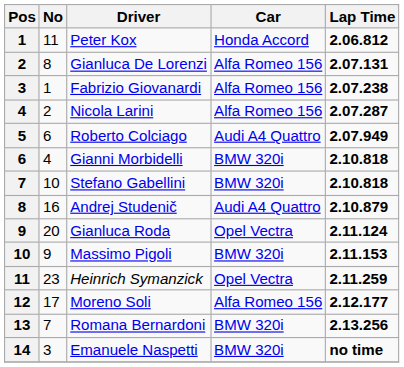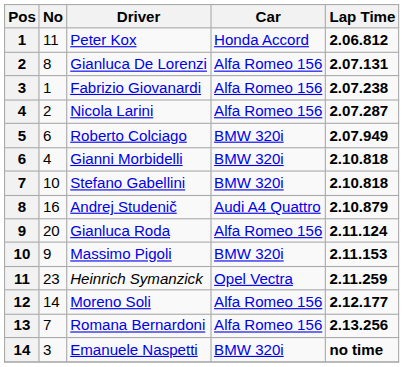(267, 135) Audi A4 Quattro -> (249, 135) BMW 320i
(254, 230) Opel Vectra -> (268, 230) Alfa Romeo 156
(51, 302) 17 -> (51, 302) 14
(249, 325) BMW 320i -> (268, 325) Alfa Romeo 156
